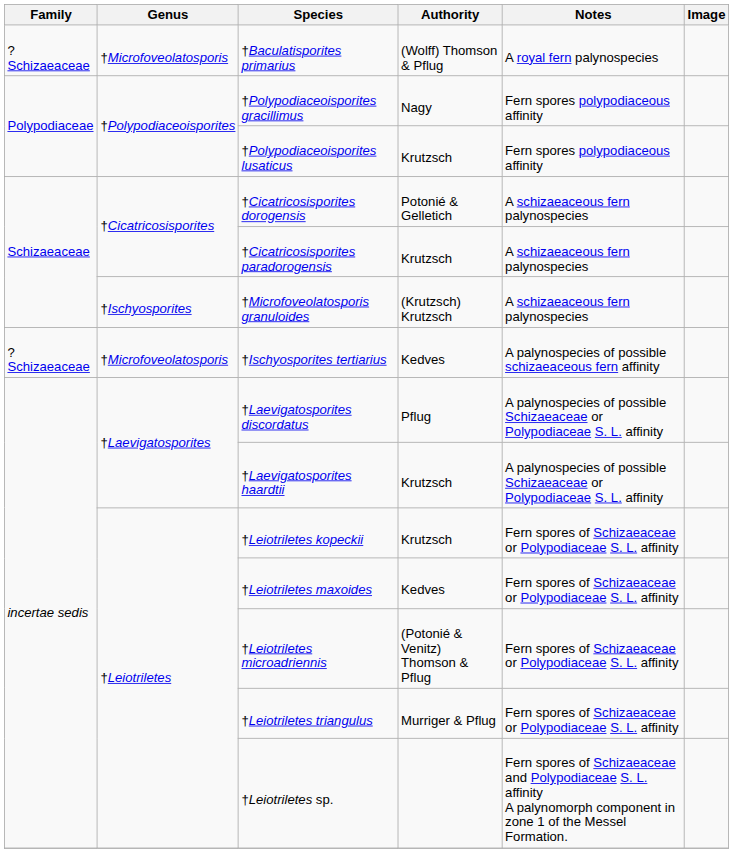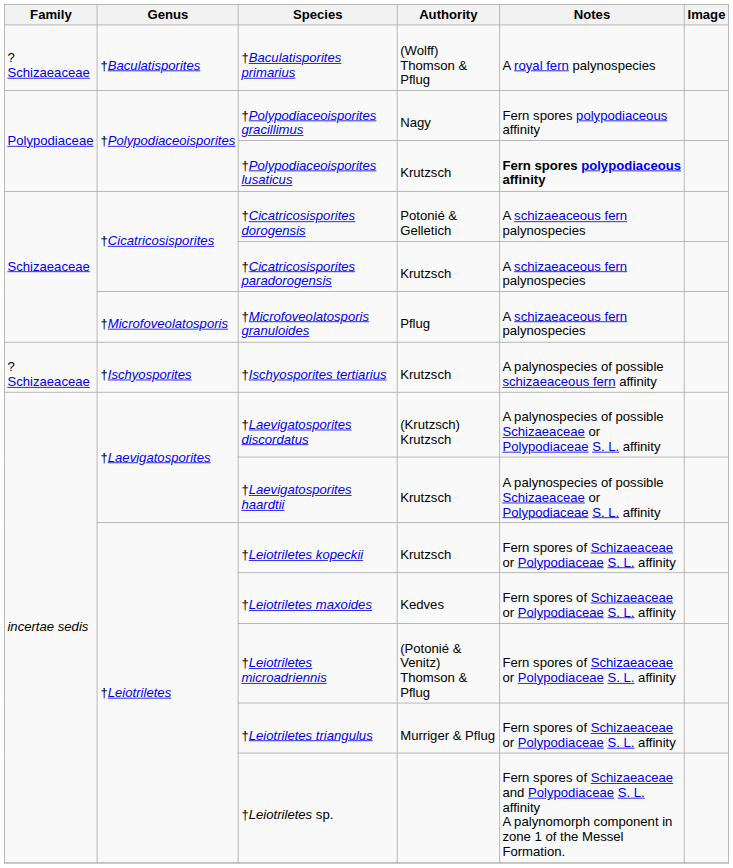(164, 57) †Microfoveolatosporis -> (150, 65) †Baculatisporites
(588, 158) normal -> (592, 173) bold
(146, 309) †Ischyosporites -> (164, 324) †Microfoveolatosporis
(431, 309) (Krutzsch) Krutzsch -> (415, 324) Pflug
(164, 359) †Microfoveolatosporis -> (146, 374) †Ischyosporites
(423, 359) Kedves -> (426, 374) Krutzsch
(416, 417) Pflug -> (430, 432) (Krutzsch) Krutzsch
